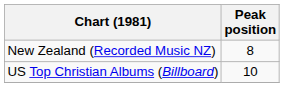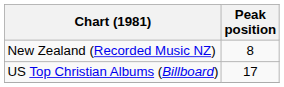(250, 72) 10 -> (250, 72) 17
